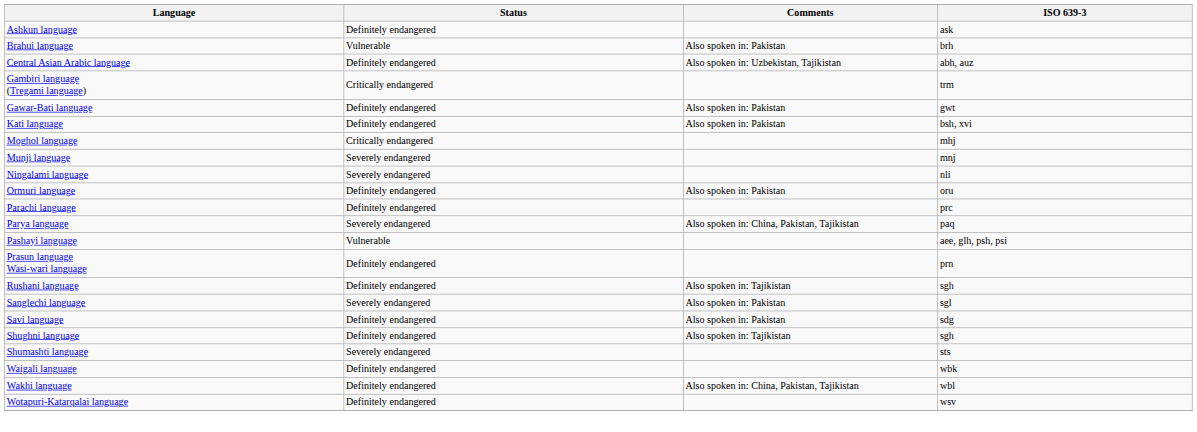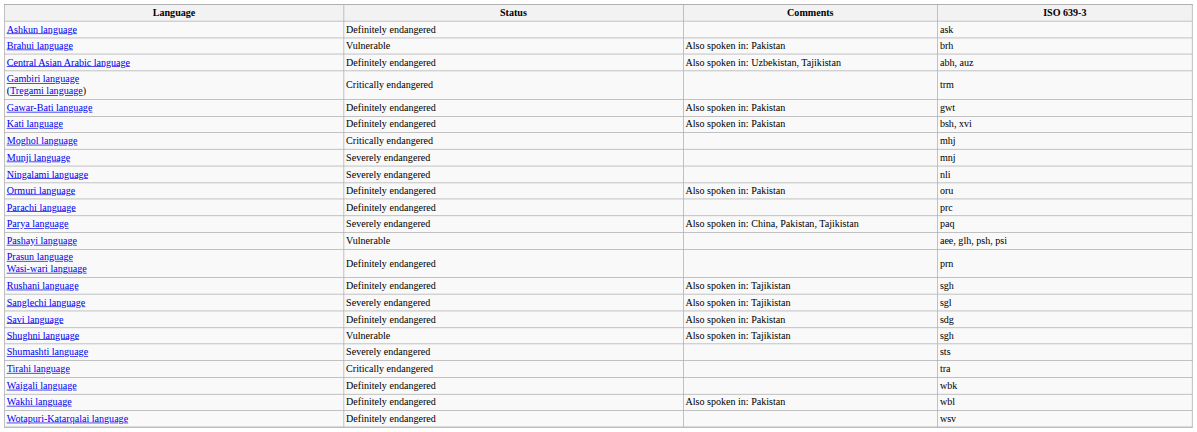(735, 303) Also spoken in: Pakistan -> (738, 303) Also spoken in: Tajikistan
(391, 336) Definitely endangered -> (368, 336) Vulnerable
+ row: (38, 369)
(772, 386) Also spoken in: China, Pakistan, Tajikistan -> (735, 402) Also spoken in: Pakistan
